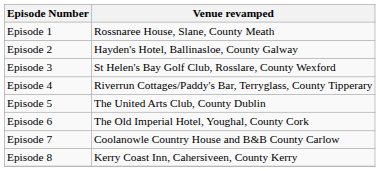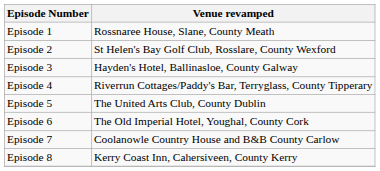(196, 49) Hayden's Hotel, Ballinasloe, County Galway -> (215, 49) St Helen's Bay Golf Club, Rosslare, County Wexford
(215, 67) St Helen's Bay Golf Club, Rosslare, County Wexford -> (196, 67) Hayden's Hotel, Ballinasloe, County Galway
